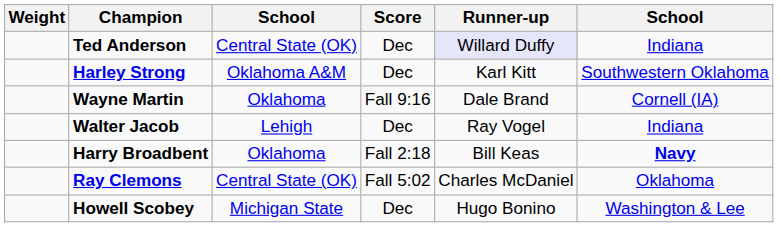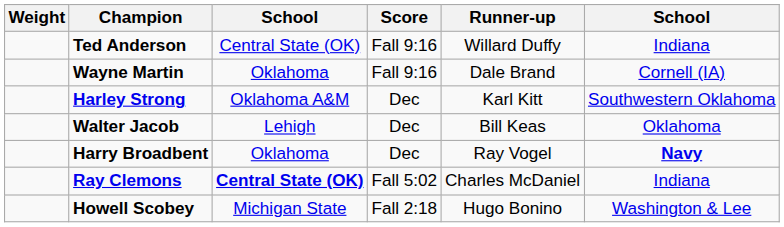(398, 45) Dec -> (404, 45) Fall 9:16
(506, 45) lavender background -> (513, 45) no background
rows swapped: (128, 99) <-> (129, 72)
(506, 126) Ray Vogel -> (513, 126) Bill Keas
(675, 126) Indiana -> (682, 126) Oklahoma
(398, 153) Fall 2:18 -> (404, 153) Dec
(506, 153) Bill Keas -> (513, 153) Ray Vogel
(287, 180) normal -> (290, 180) bold
(675, 180) Oklahoma -> (682, 180) Indiana
(398, 208) Dec -> (404, 208) Fall 2:18
